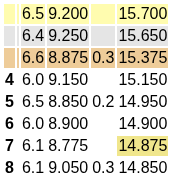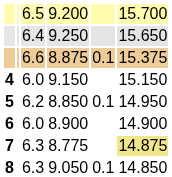(103, 58) 0.3 -> (103, 58) 0.1
(33, 102) 6.5 -> (33, 102) 6.2
(103, 102) 0.2 -> (103, 102) 0.1
(33, 146) 6.1 -> (33, 146) 6.3
(33, 168) 6.1 -> (33, 168) 6.3
(103, 168) 0.3 -> (103, 168) 0.1
